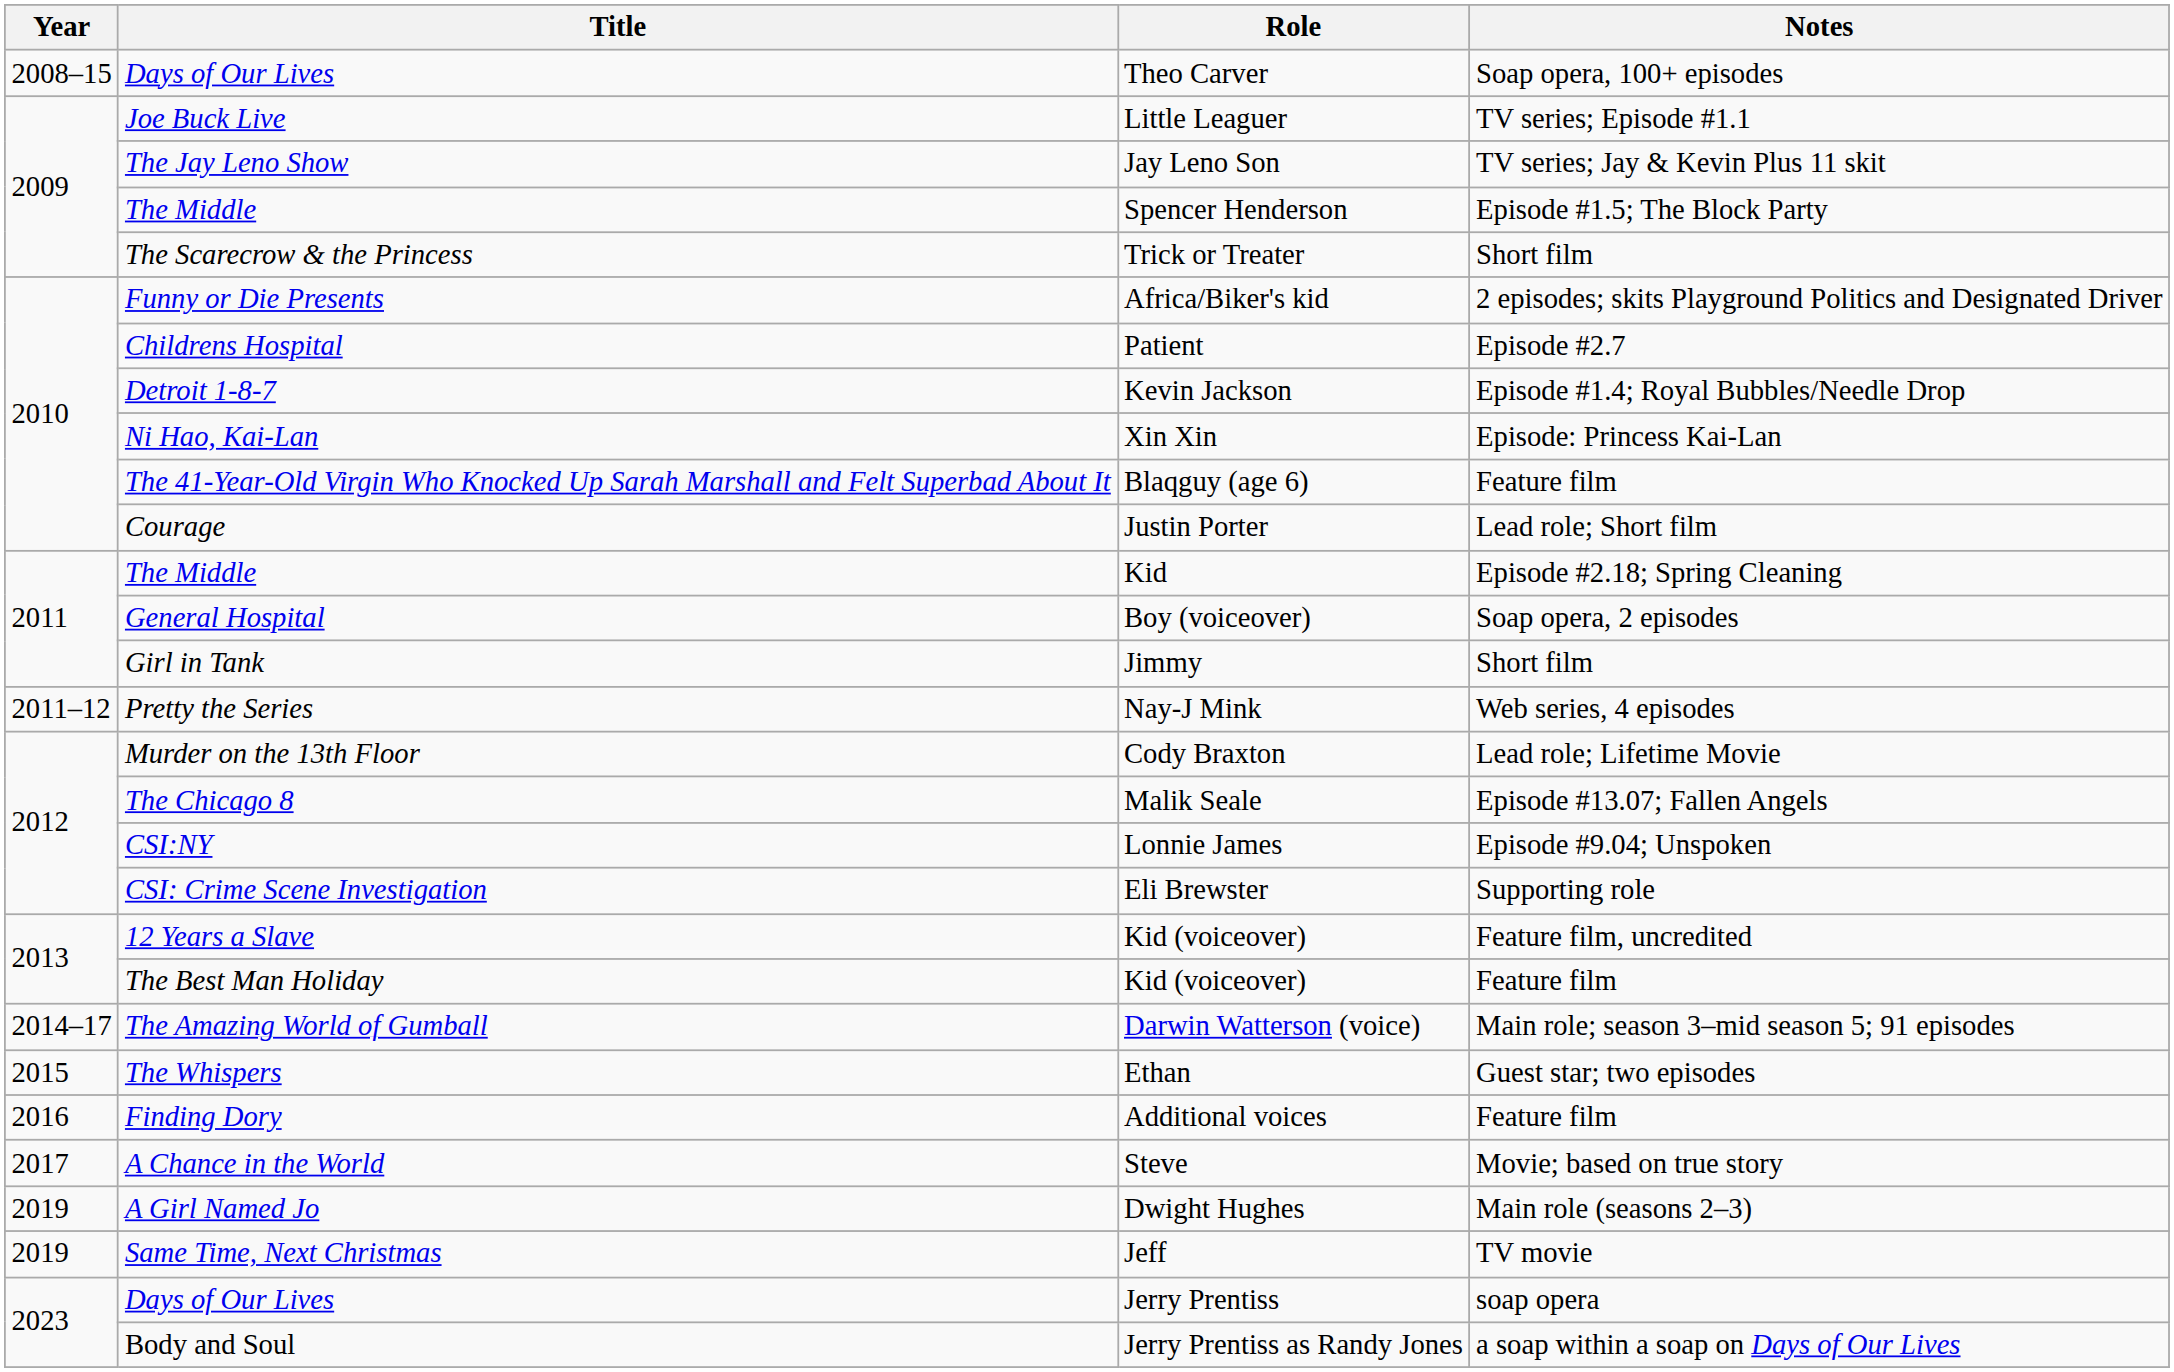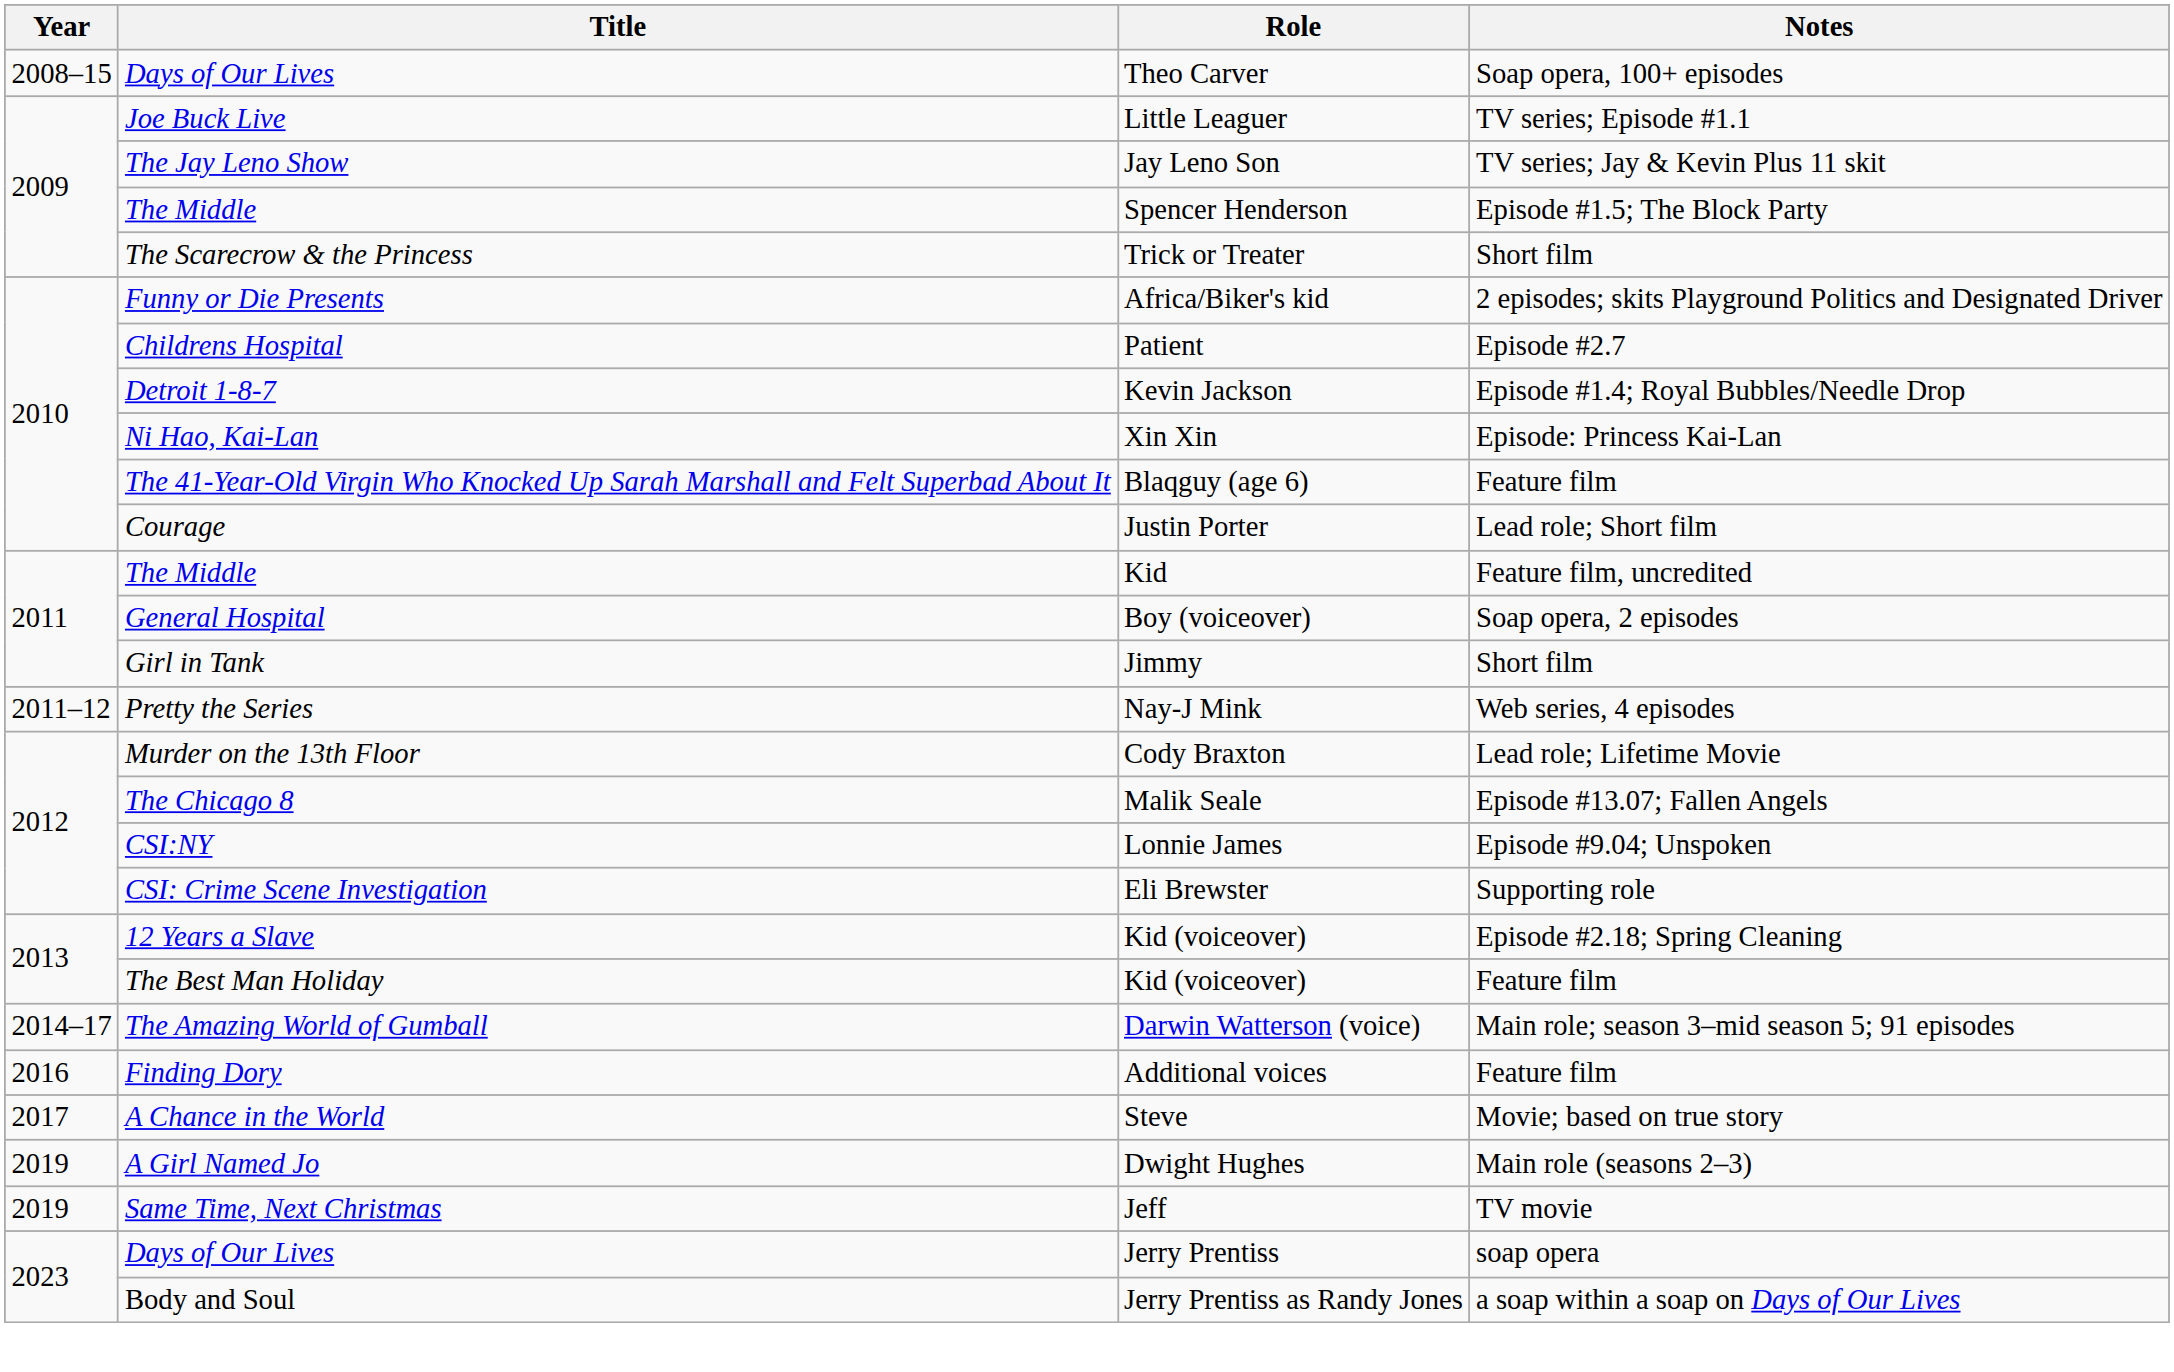(1659, 572) Episode #2.18; Spring Cleaning -> (1614, 572) Feature film, uncredited
(1614, 935) Feature film, uncredited -> (1659, 935) Episode #2.18; Spring Cleaning
- row: (203, 1071)
